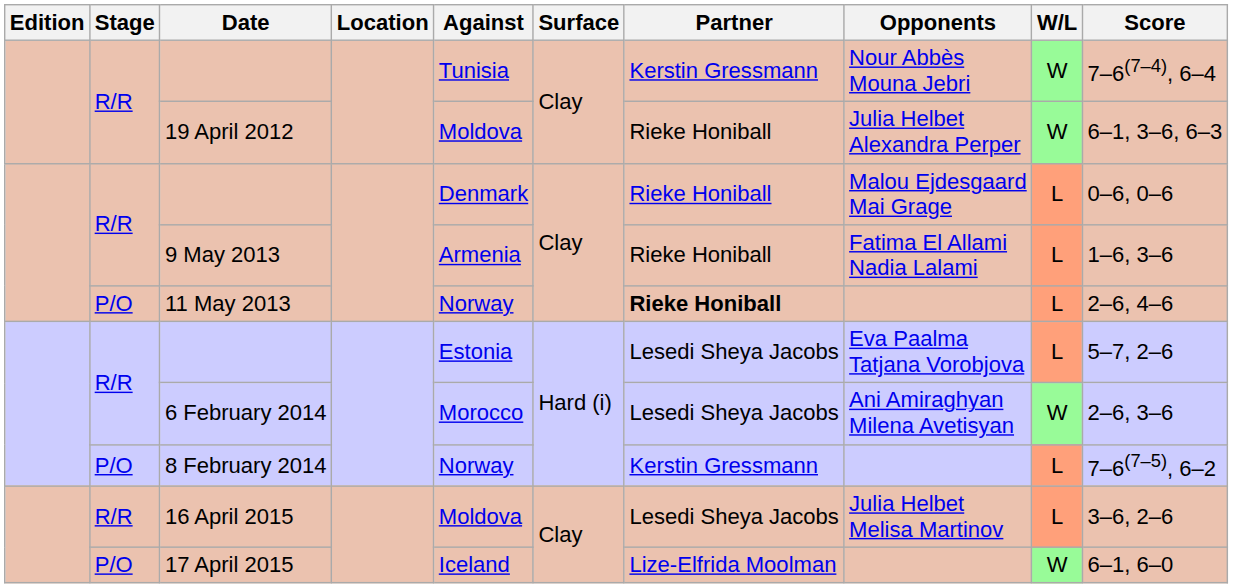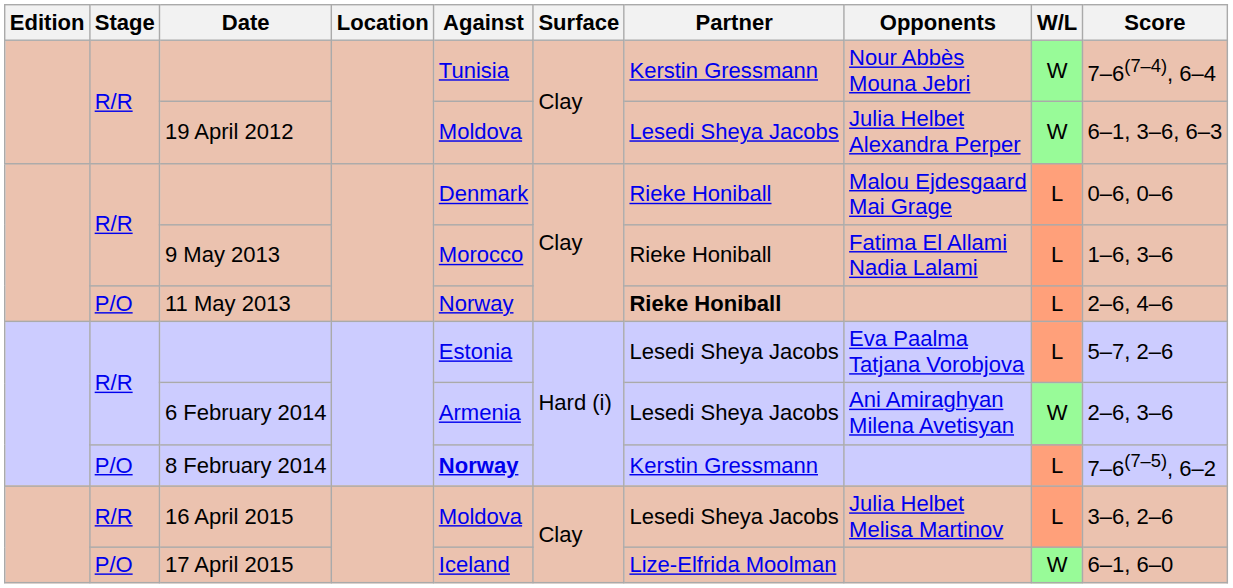(700, 131) Rieke Honiball -> (734, 131) Lesedi Sheya Jacobs
(480, 254) Armenia -> (481, 254) Morocco
(481, 412) Morocco -> (480, 412) Armenia
(476, 464) normal -> (479, 464) bold
